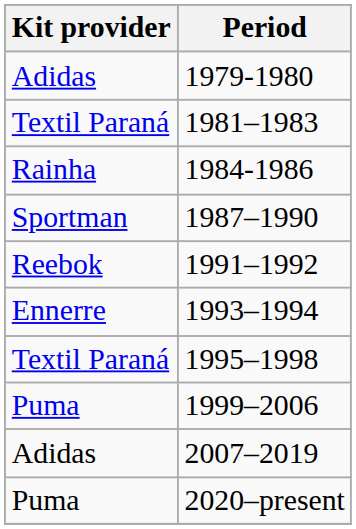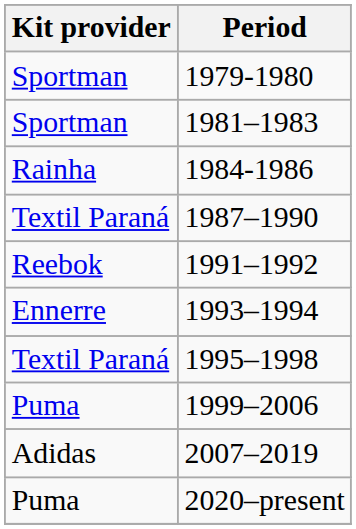(54, 75) Adidas -> (70, 75) Sportman
(90, 122) Textil Paraná -> (70, 122) Sportman
(70, 216) Sportman -> (90, 216) Textil Paraná
